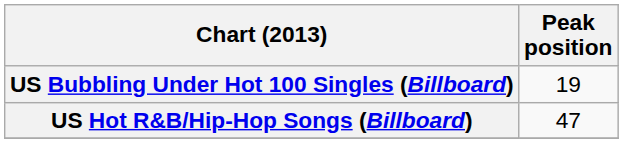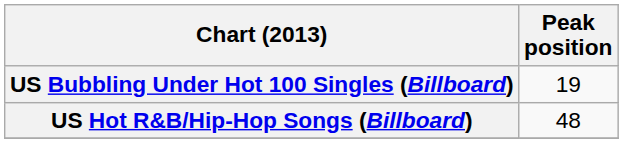(568, 120) 47 -> (568, 120) 48
